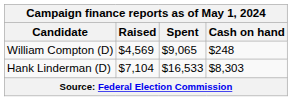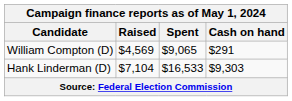(221, 50) $248 -> (221, 50) $291
(226, 68) $8,303 -> (226, 68) $9,303
